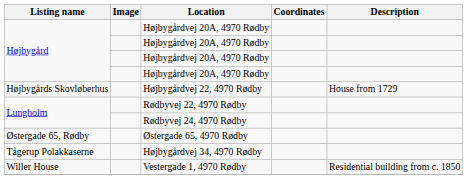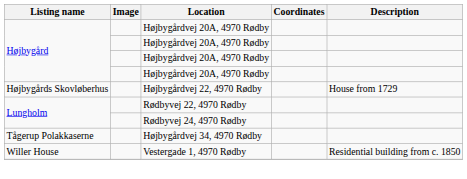- row: (48, 136)
